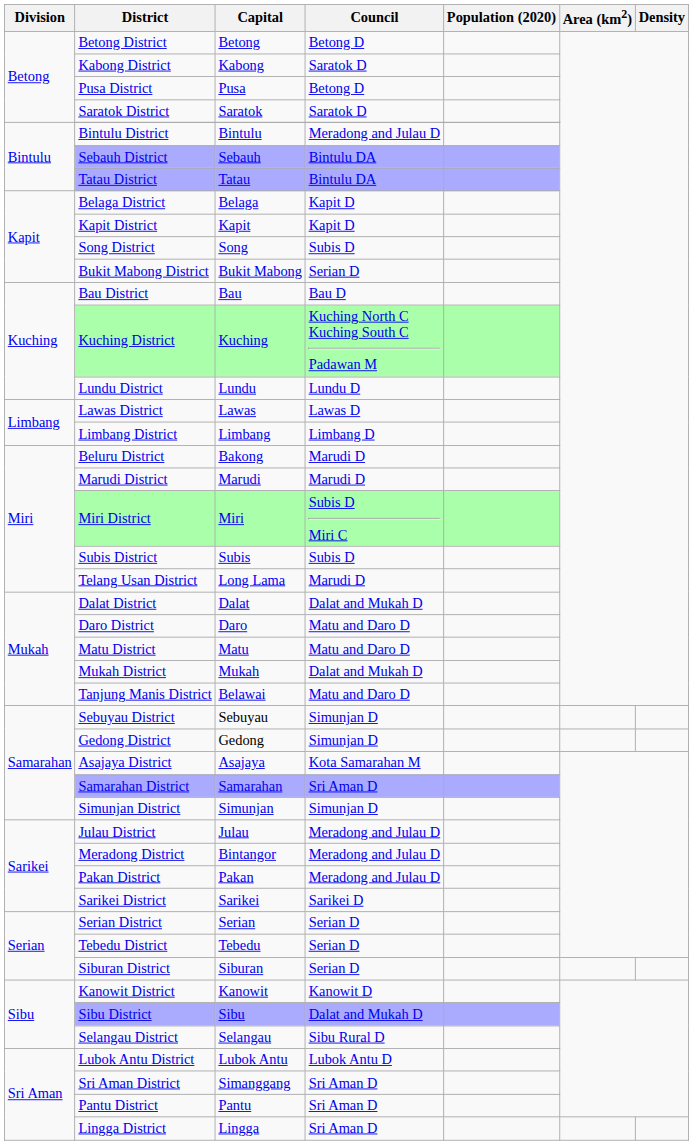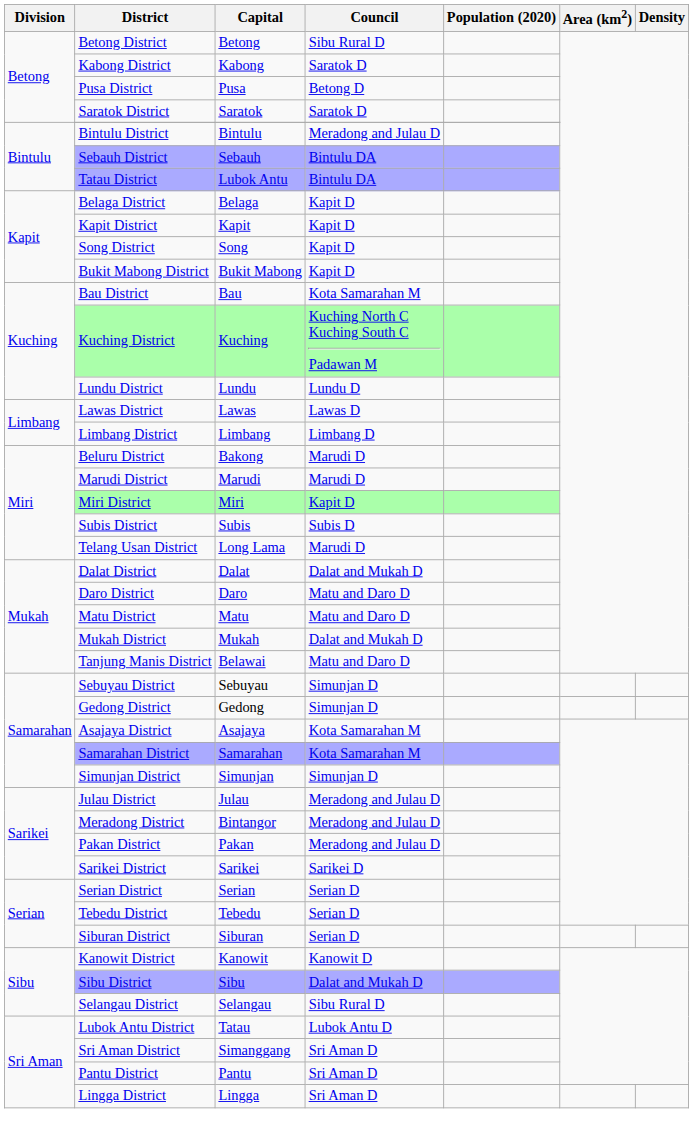(336, 42) Betong D -> (347, 42) Sibu Rural D
(234, 179) Tatau -> (253, 179) Lubok Antu
(332, 248) Subis D -> (332, 248) Kapit D
(334, 271) Serian D -> (332, 271) Kapit D
(327, 293) Bau D -> (365, 293) Kota Samarahan M
(374, 518) Subis D Miri C -> (332, 502) Kapit D
(343, 785) Sri Aman D -> (365, 753) Kota Samarahan M
(253, 1059) Lubok Antu -> (234, 1027) Tatau
